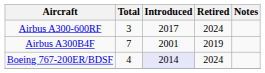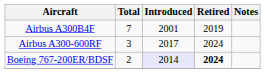rows swapped: (60, 44) <-> (60, 28)
(129, 60) 4 -> (129, 60) 2
(213, 60) normal -> (213, 60) bold
